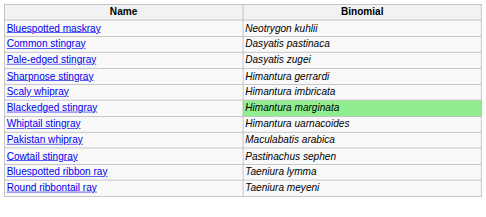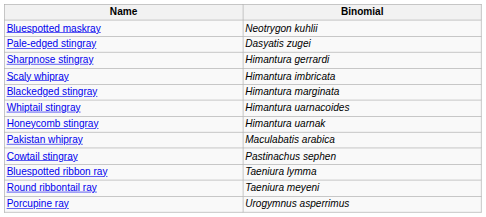- row: (46, 44)
(292, 108) lightgreen background -> (292, 92) no background
+ row: (53, 124)
+ row: (38, 204)
